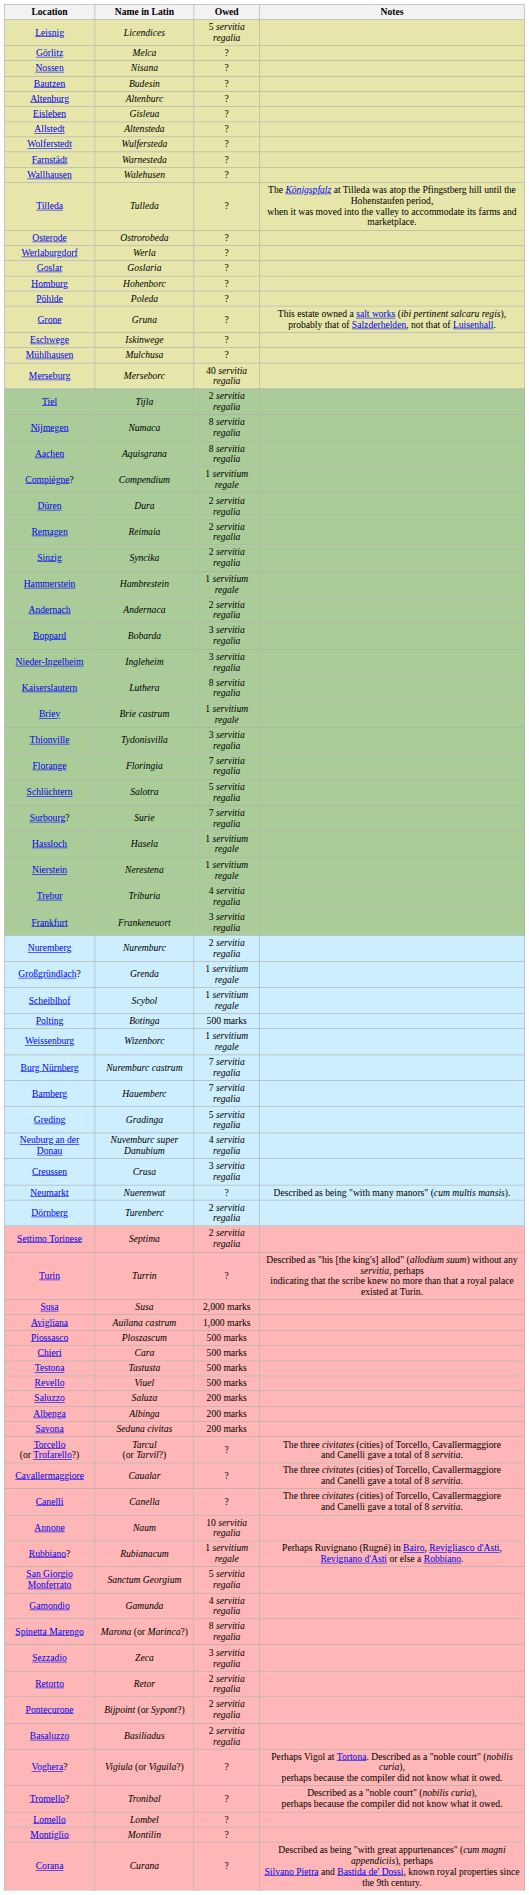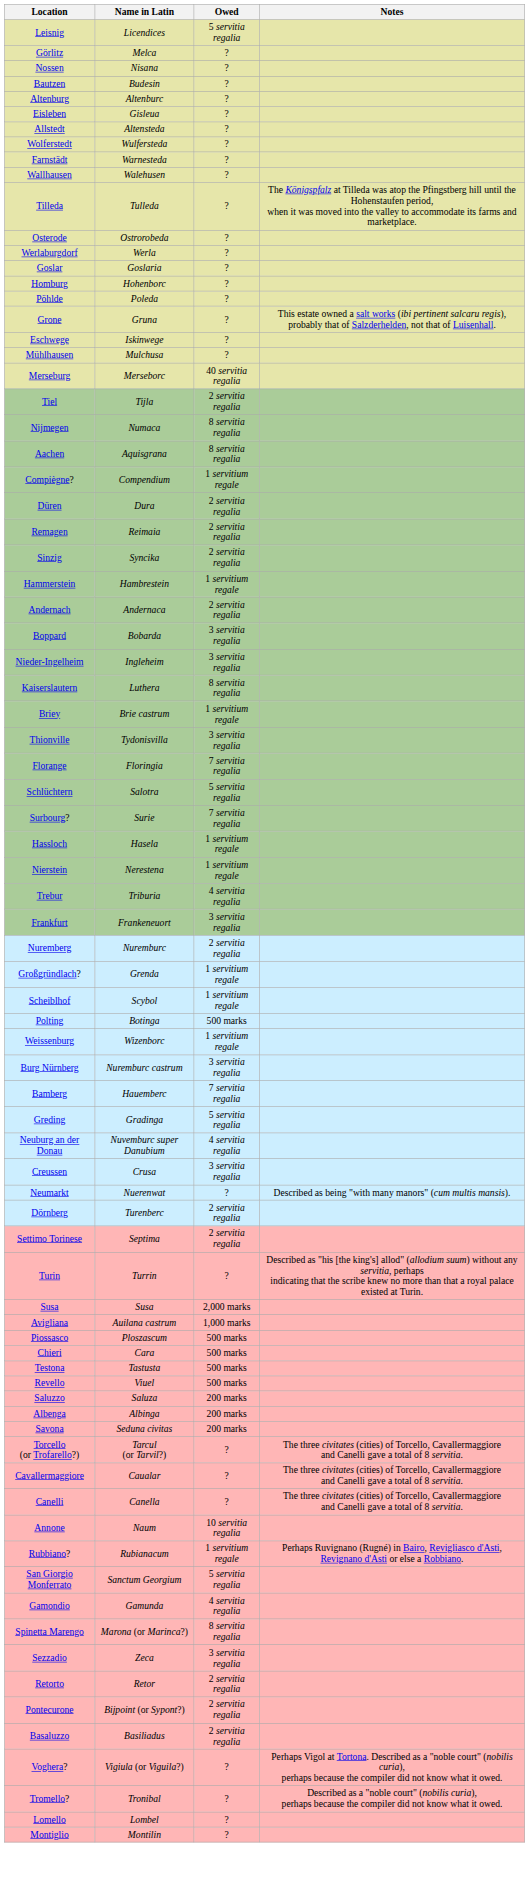(227, 1067) 7 servitia regalia -> (227, 1067) 3 servitia regalia
- row: (50, 1866)
